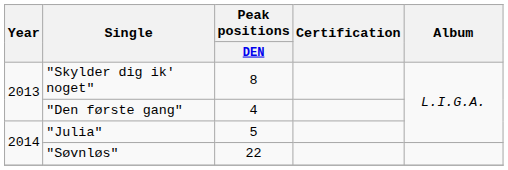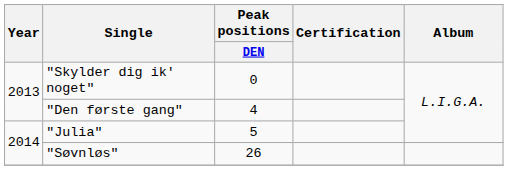(254, 81) 8 -> (254, 81) 0
(254, 154) 22 -> (254, 154) 26
